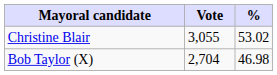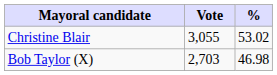(204, 59) 2,704 -> (204, 59) 2,703
